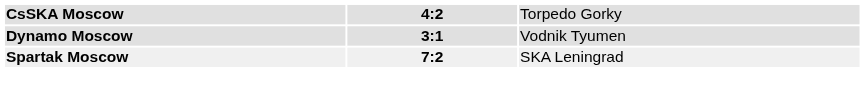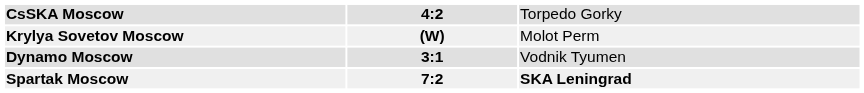+ row: (95, 35)
(572, 57) normal -> (576, 78) bold
